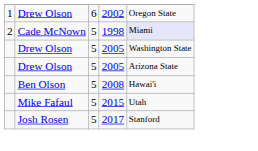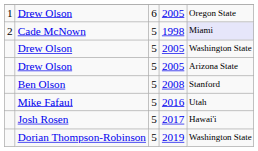(113, 13) 2002 -> (173, 13) 2005
(143, 84) Hawai'i -> (204, 84) Stanford
(113, 102) 2015 -> (173, 102) 2016
(144, 119) Stanford -> (203, 119) Hawai'i
+ row: (10, 138)
